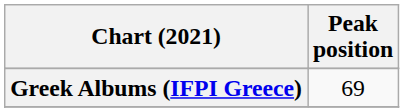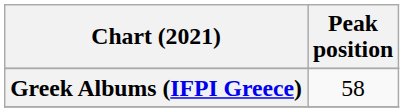(353, 87) 69 -> (353, 87) 58
